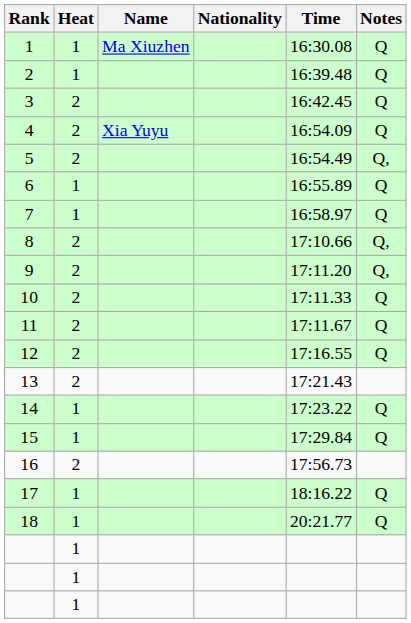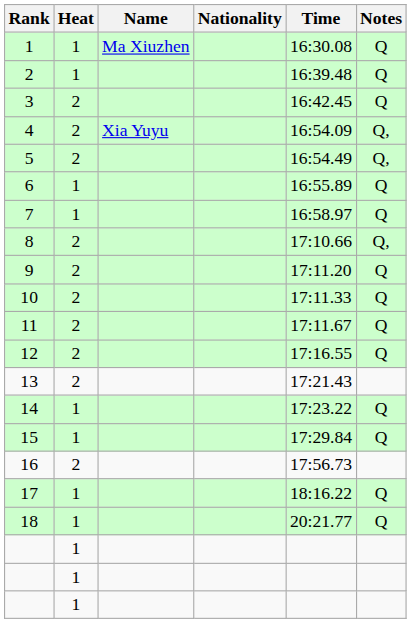(381, 130) Q -> (381, 130) Q,
(381, 269) Q, -> (381, 269) Q
